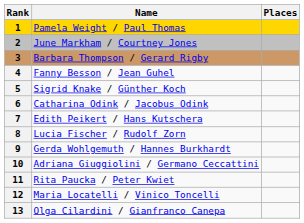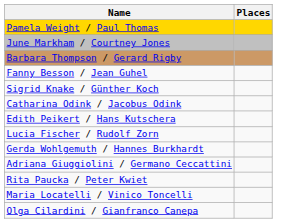- column: (18, 12)
